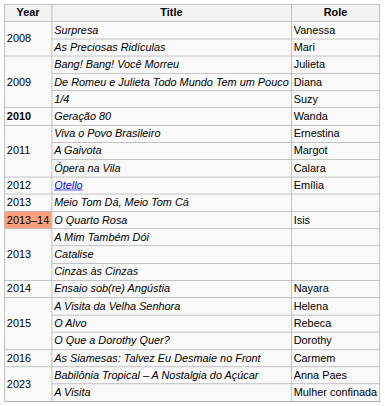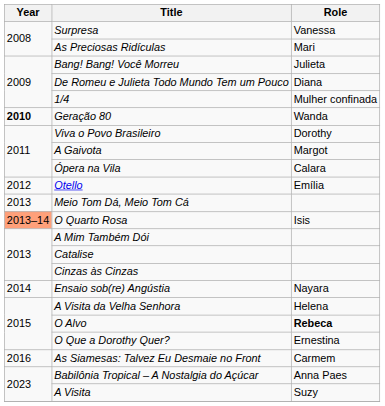(306, 99) Suzy -> (335, 99) Mulher confinada
(317, 133) Ernestina -> (313, 133) Dorothy
(312, 323) normal -> (313, 323) bold
(313, 340) Dorothy -> (317, 340) Ernestina
(335, 392) Mulher confinada -> (306, 392) Suzy
